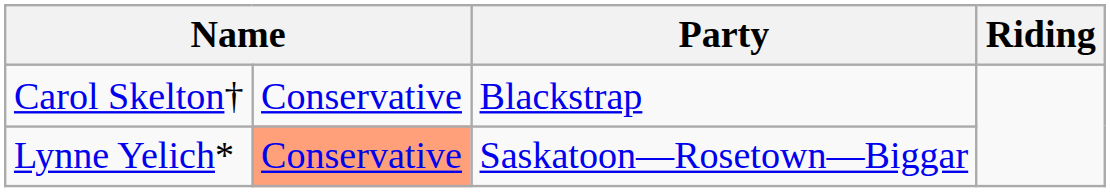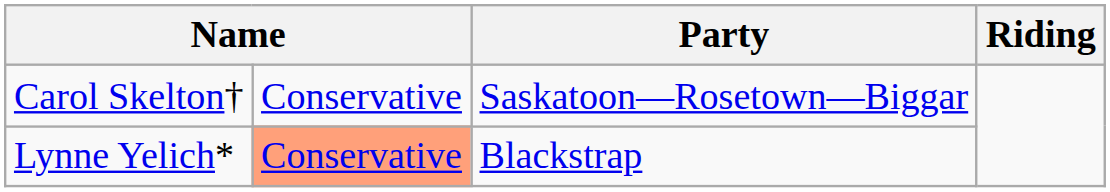(561, 95) Blackstrap -> (724, 95) Saskatoon—Rosetown—Biggar
(724, 155) Saskatoon—Rosetown—Biggar -> (561, 155) Blackstrap
